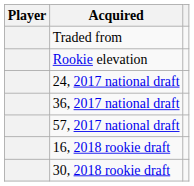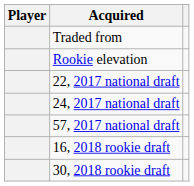+ row: (116, 81)
- row: (116, 103)
